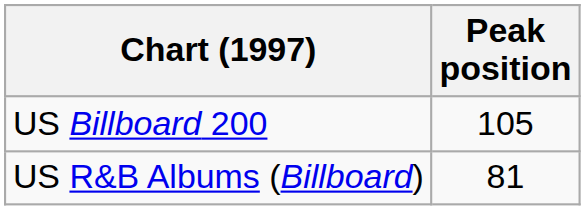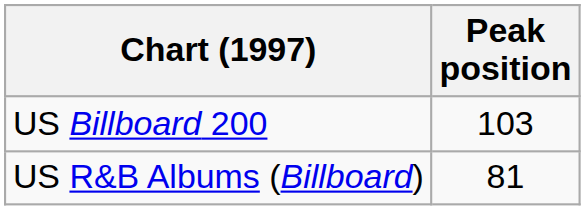(505, 123) 105 -> (505, 123) 103
